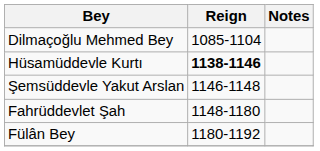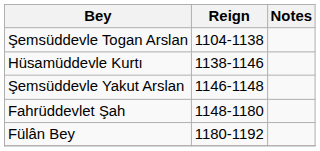- row: (91, 39)
+ row: (98, 39)
(226, 63) bold -> (229, 63) normal
